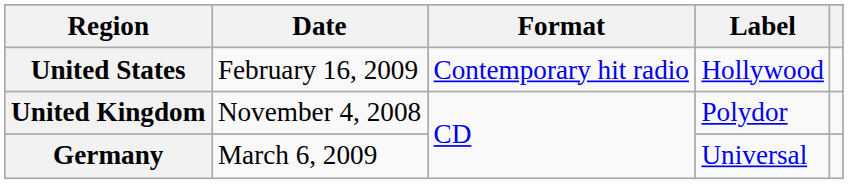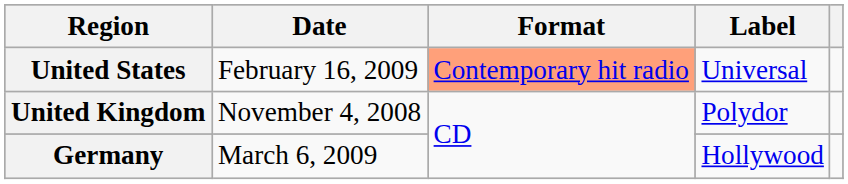(561, 69) no background -> (561, 69) lightsalmon background
(763, 69) Hollywood -> (754, 69) Universal
(754, 155) Universal -> (763, 155) Hollywood
